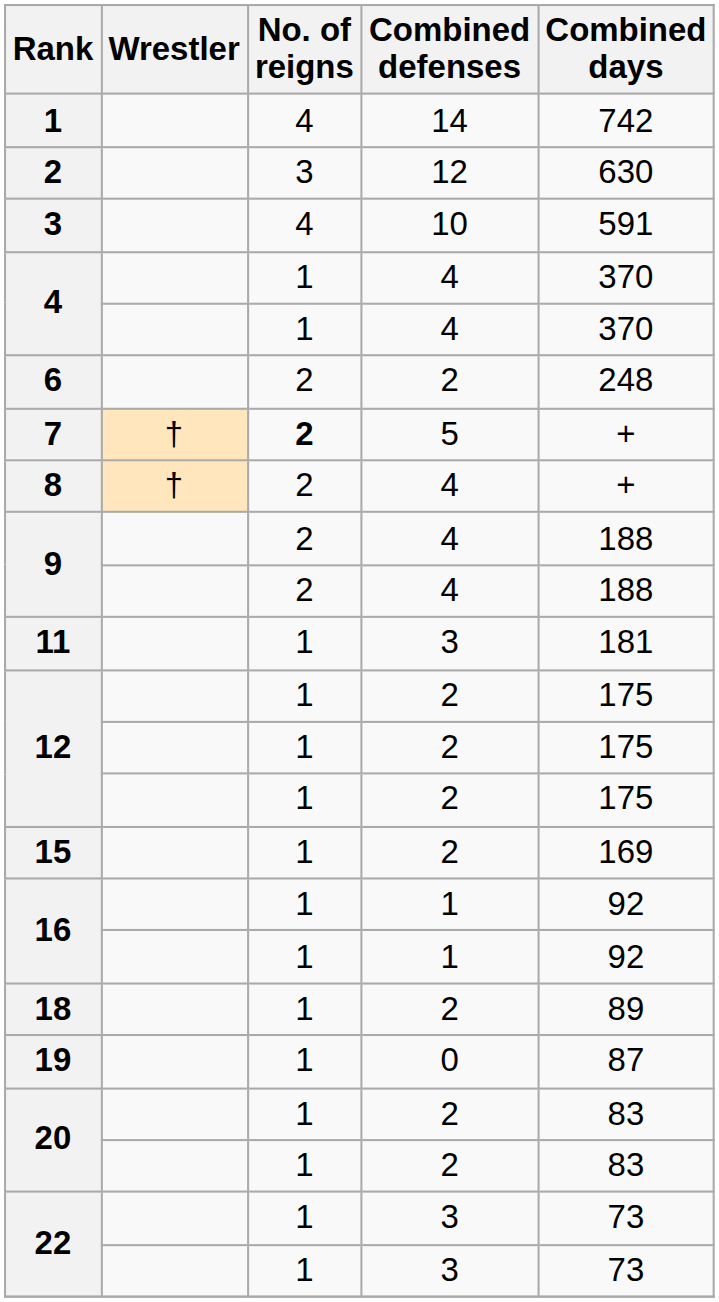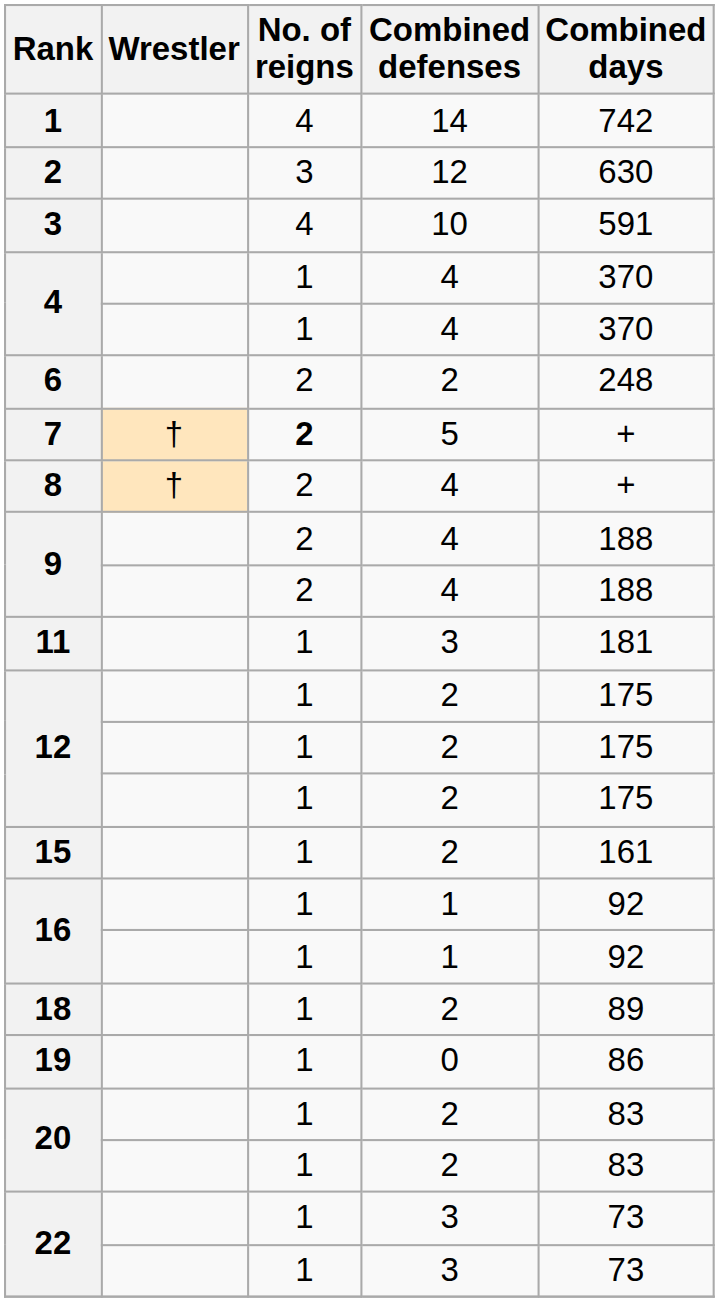(626, 851) 169 -> (626, 851) 161
(626, 1060) 87 -> (626, 1060) 86
